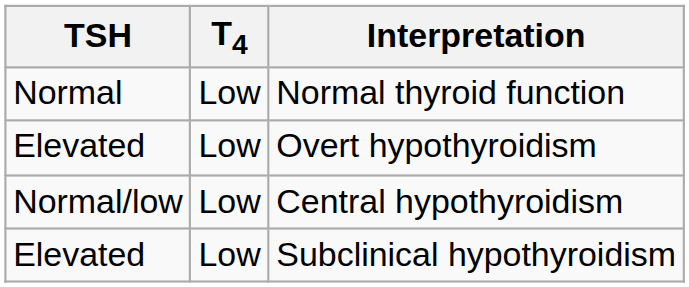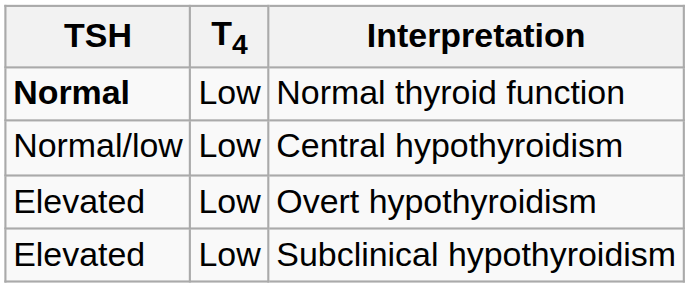(68, 93) normal -> (72, 93) bold
rows swapped: (437, 147) <-> (450, 201)
